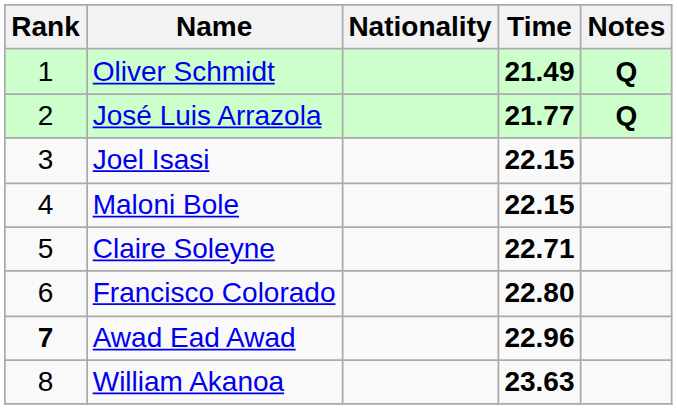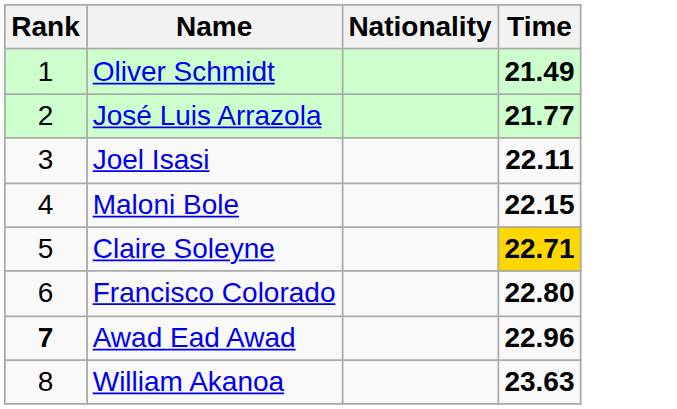- column: (626, 26)
(539, 159) 22.15 -> (539, 159) 22.11
(539, 248) no background -> (539, 248) gold background
